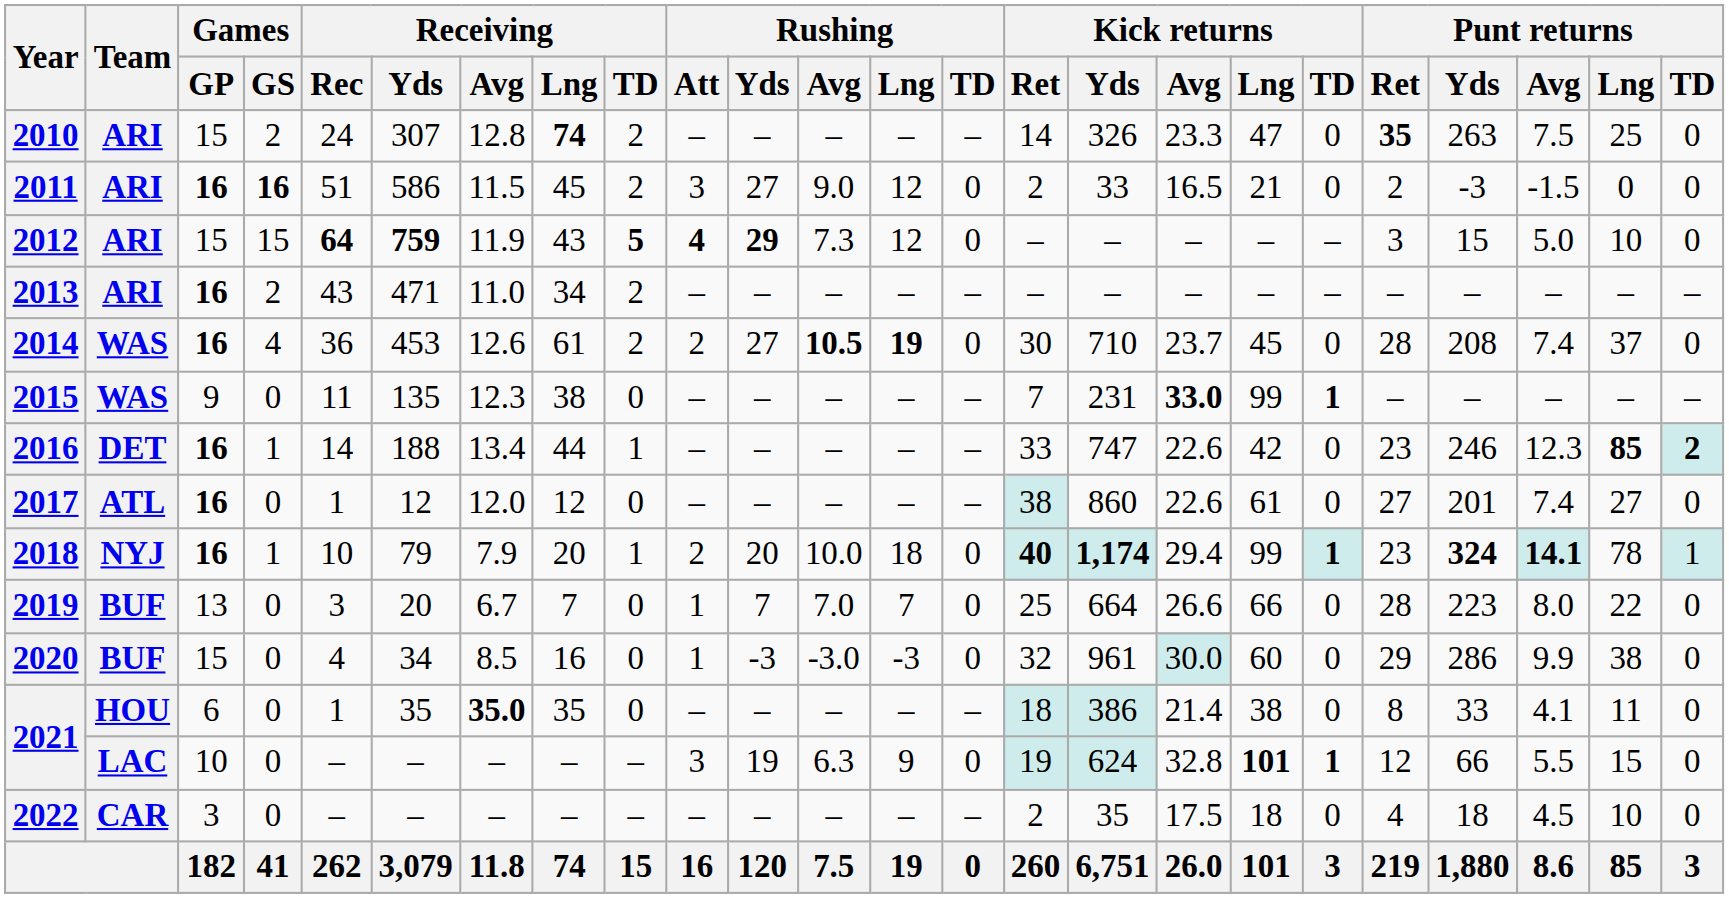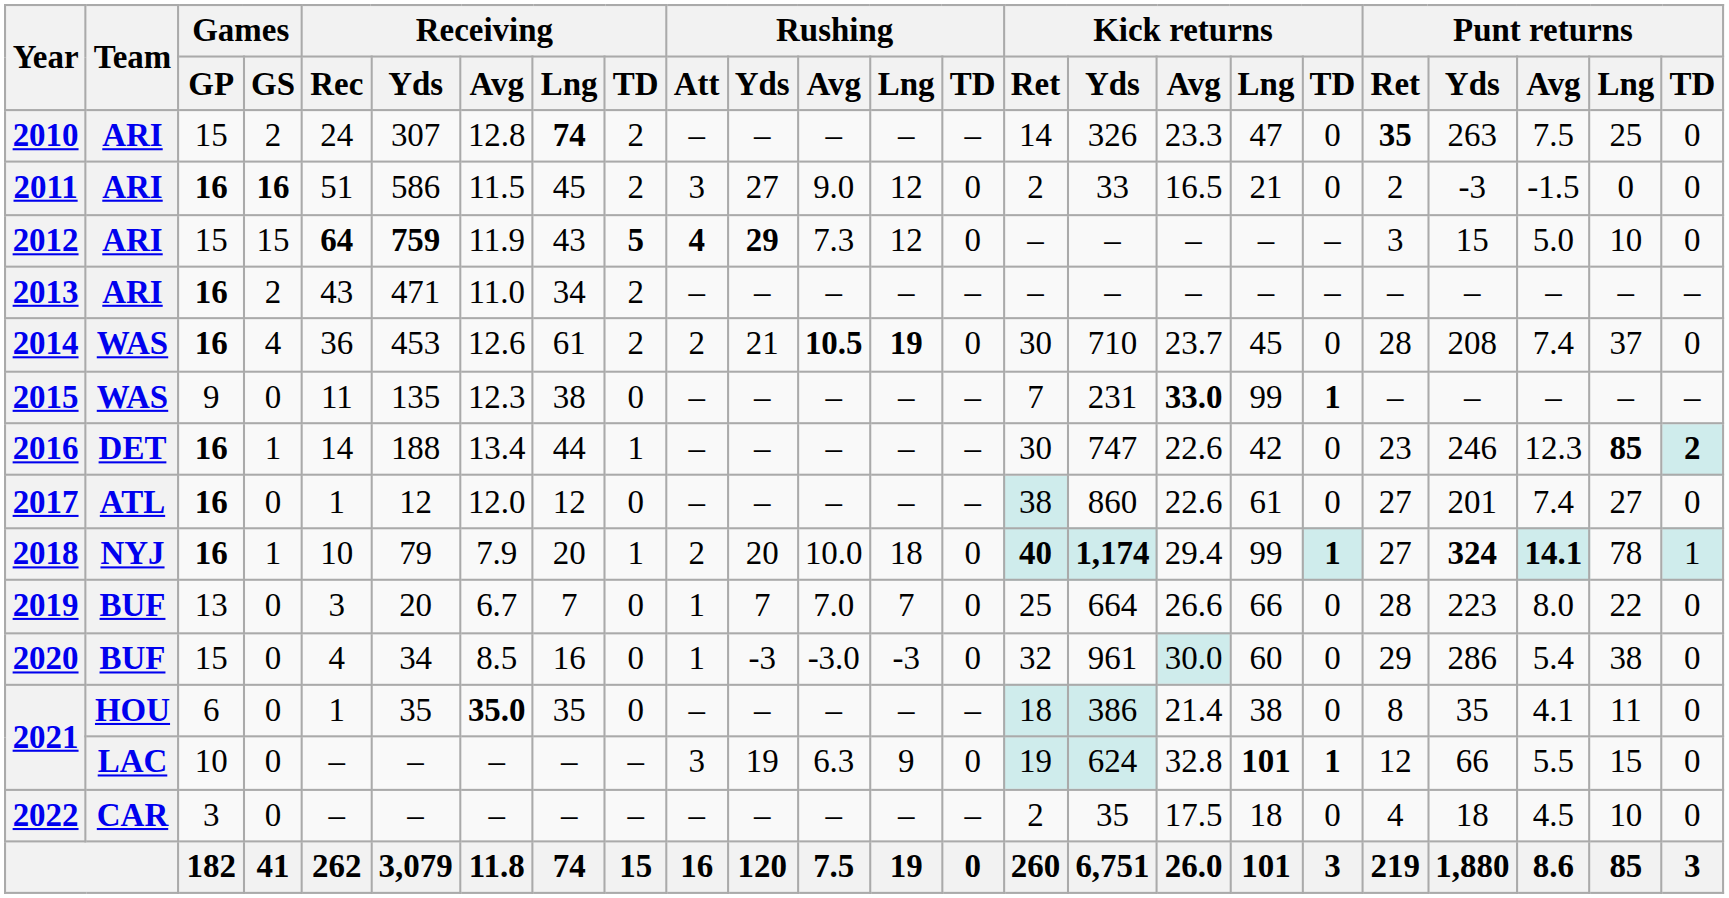(762, 344) 27 -> (762, 344) 21
(1035, 448) 33 -> (1035, 448) 30
(1395, 553) 23 -> (1395, 553) 27
(1553, 657) 9.9 -> (1553, 657) 5.4
(1472, 710) 33 -> (1472, 710) 35
